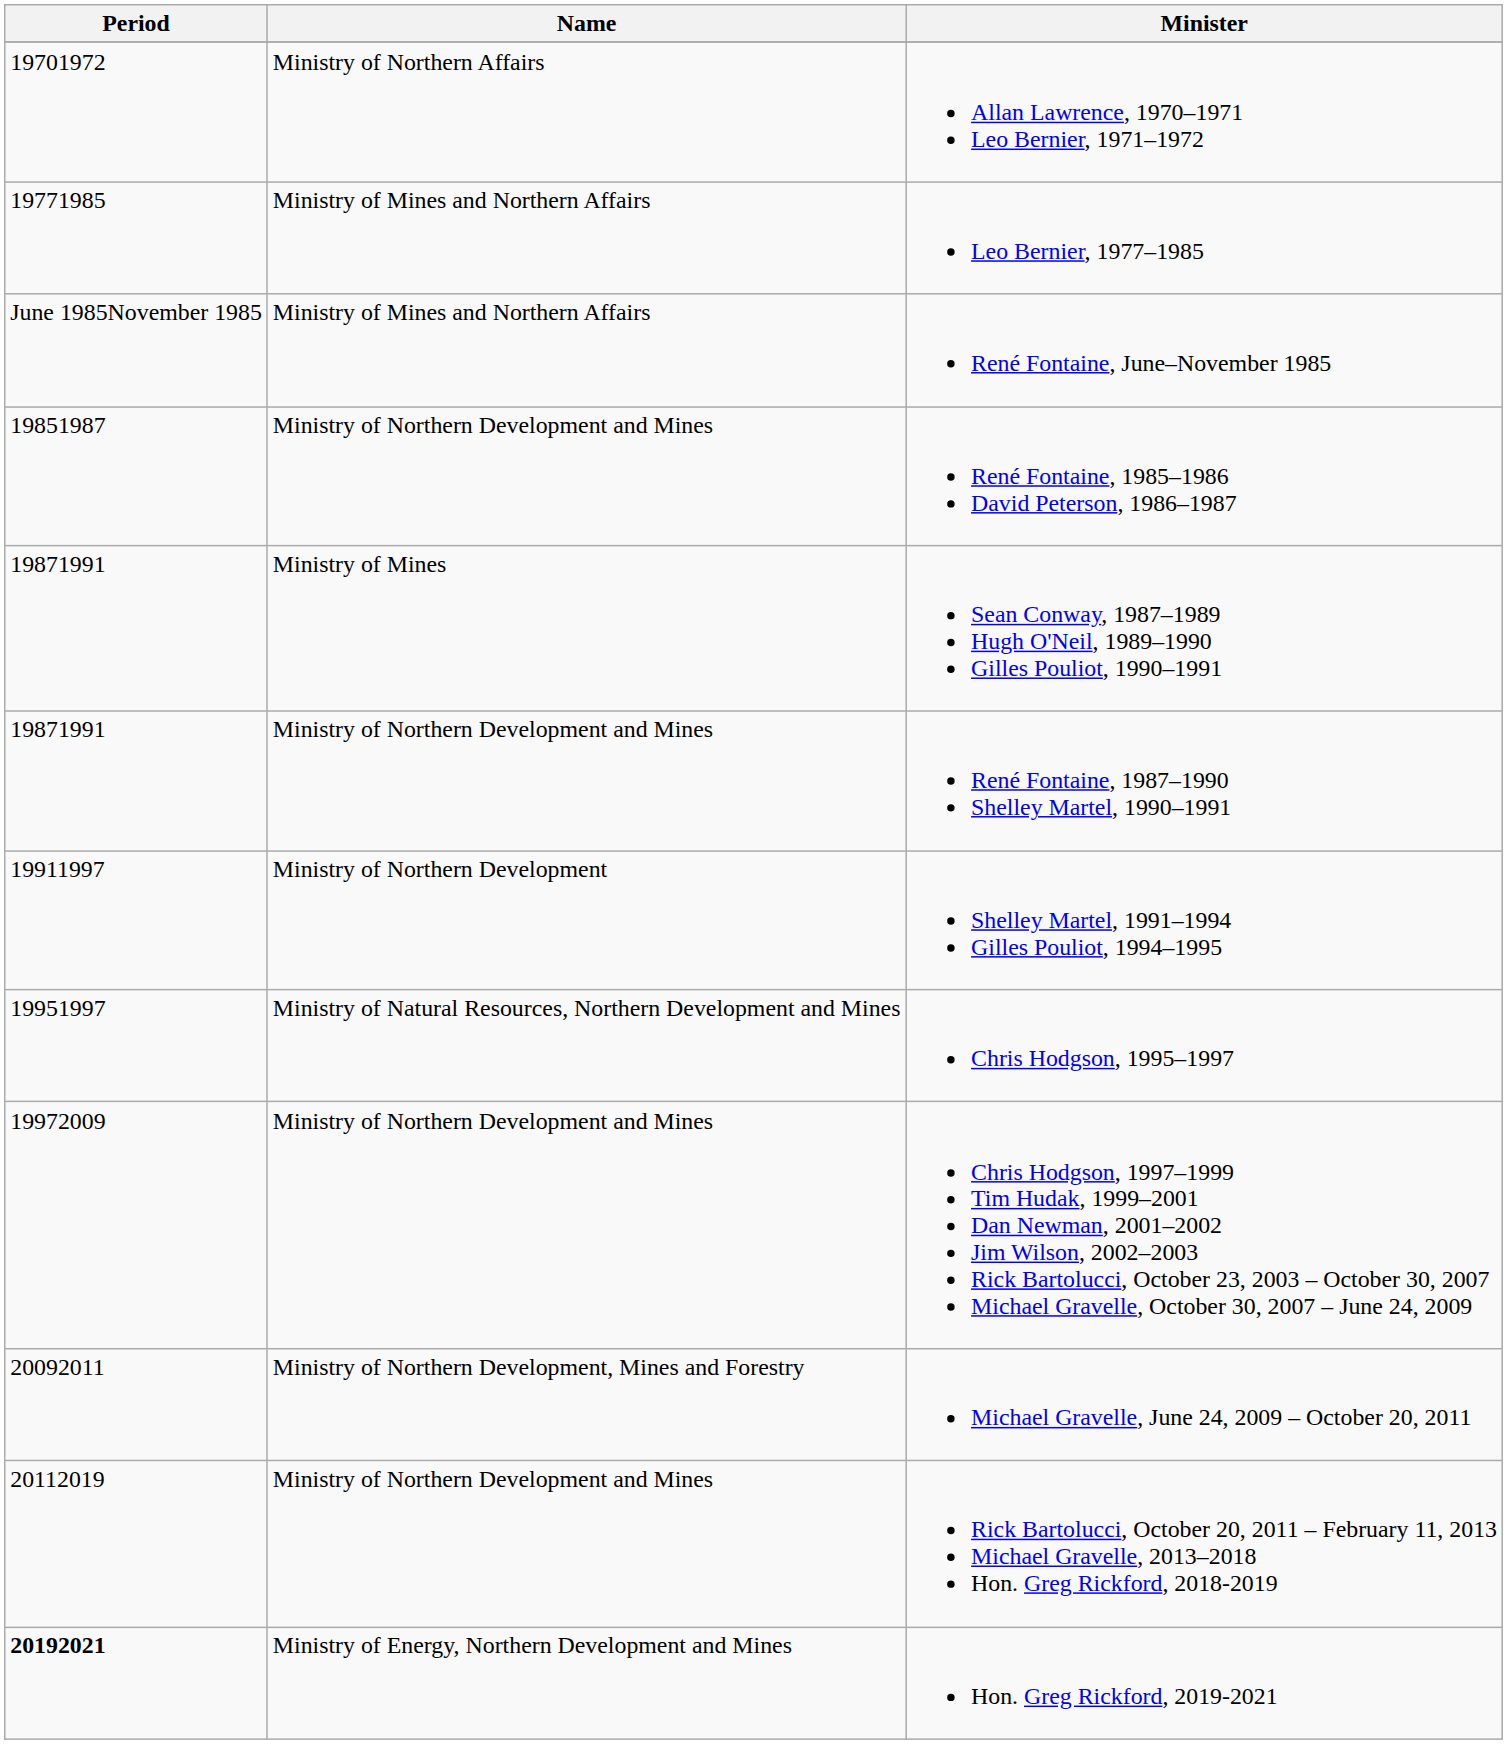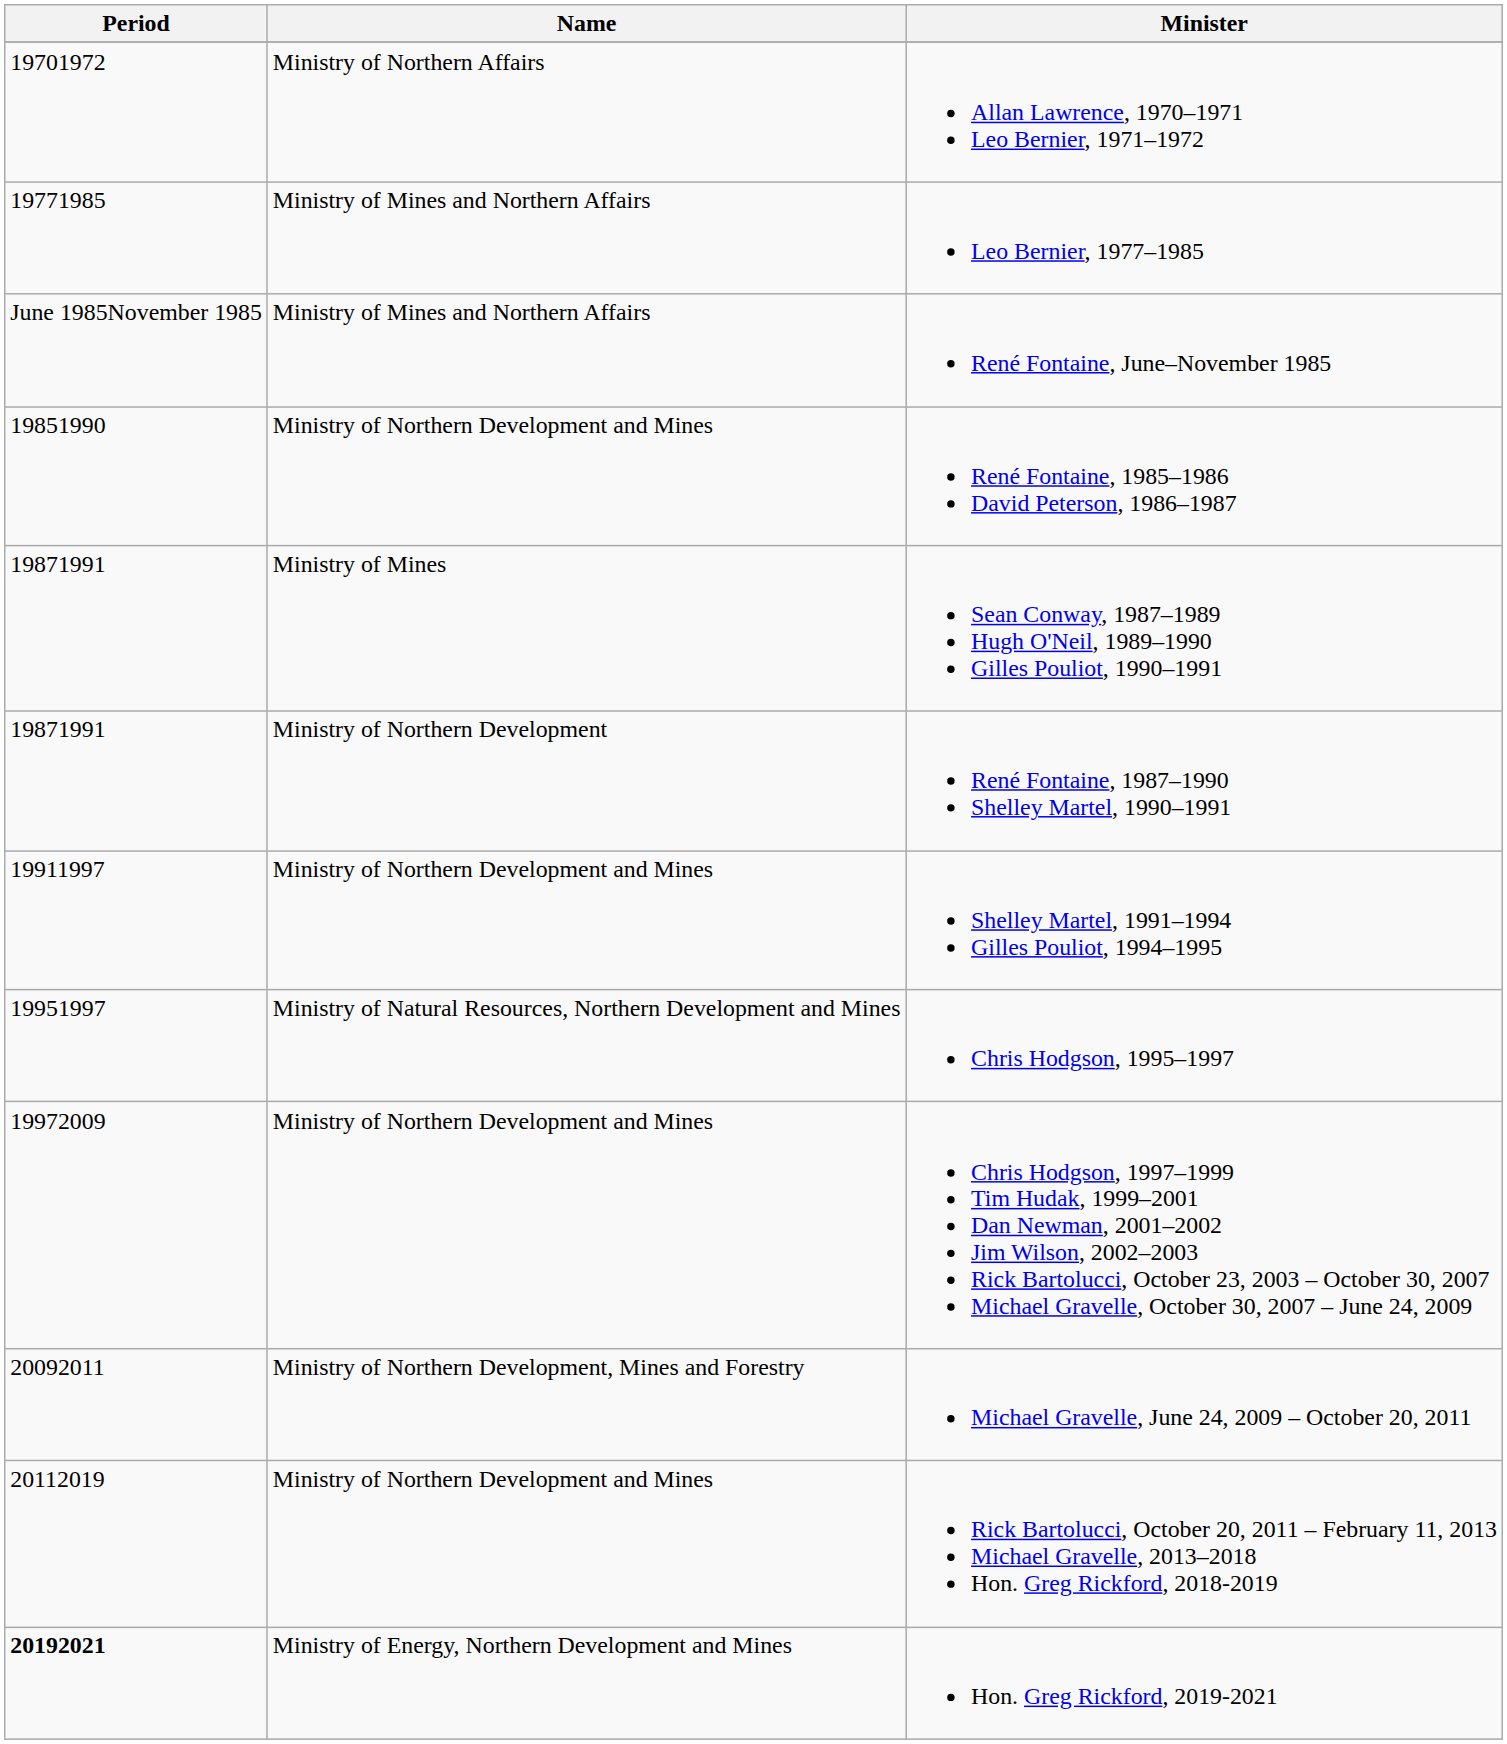(58, 424) 19851987 -> (58, 424) 19851990
(493, 730) Ministry of Northern Development and Mines -> (440, 730) Ministry of Northern Development
(440, 869) Ministry of Northern Development -> (493, 869) Ministry of Northern Development and Mines
